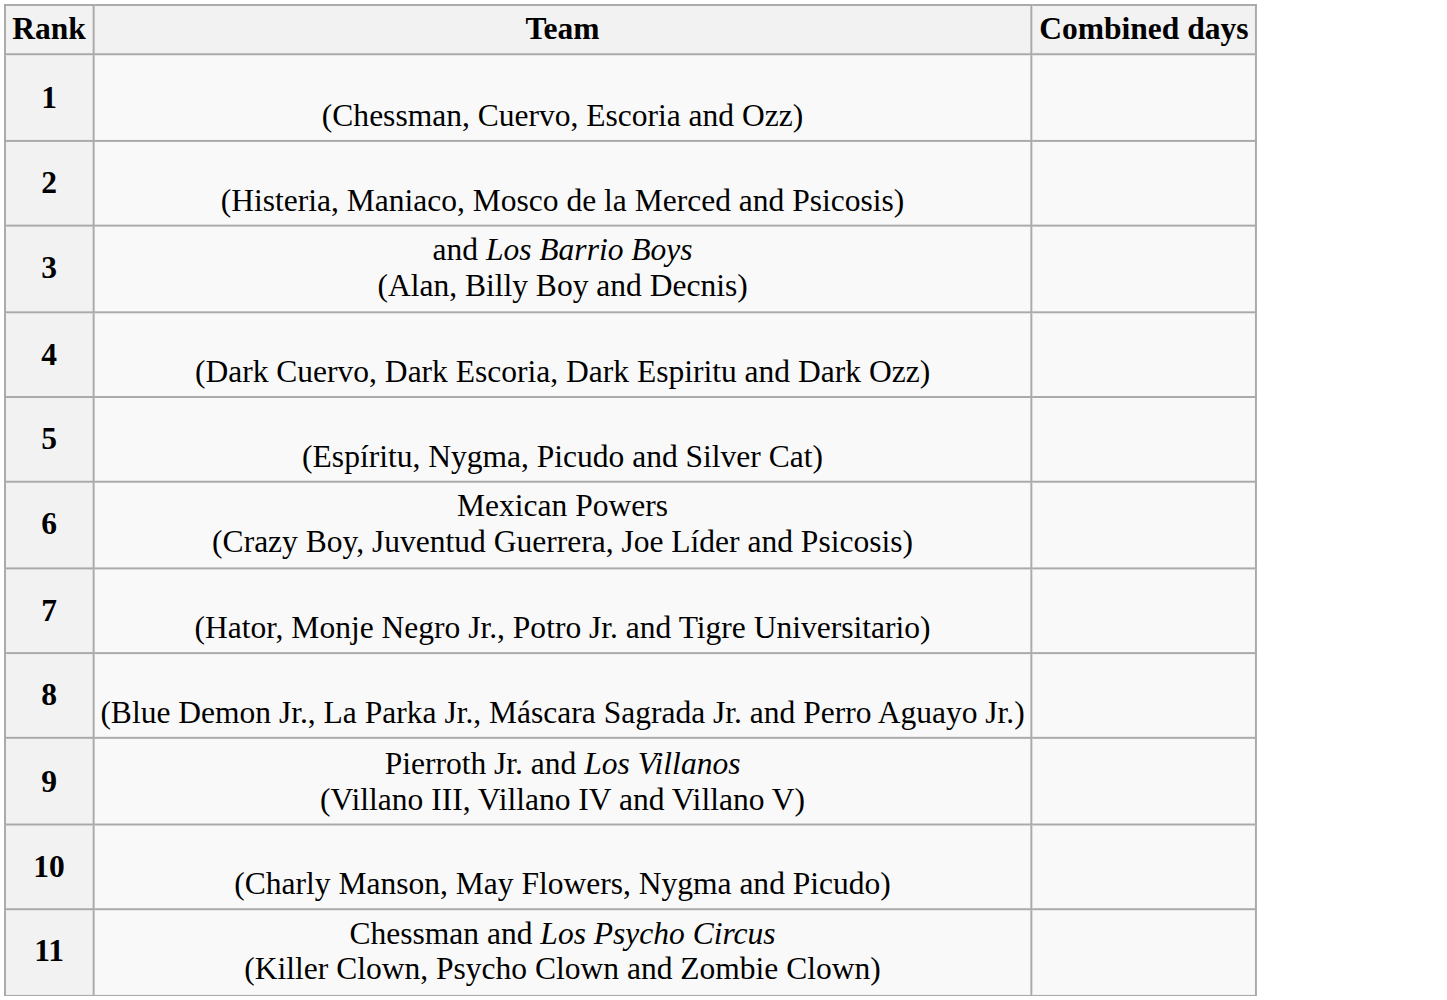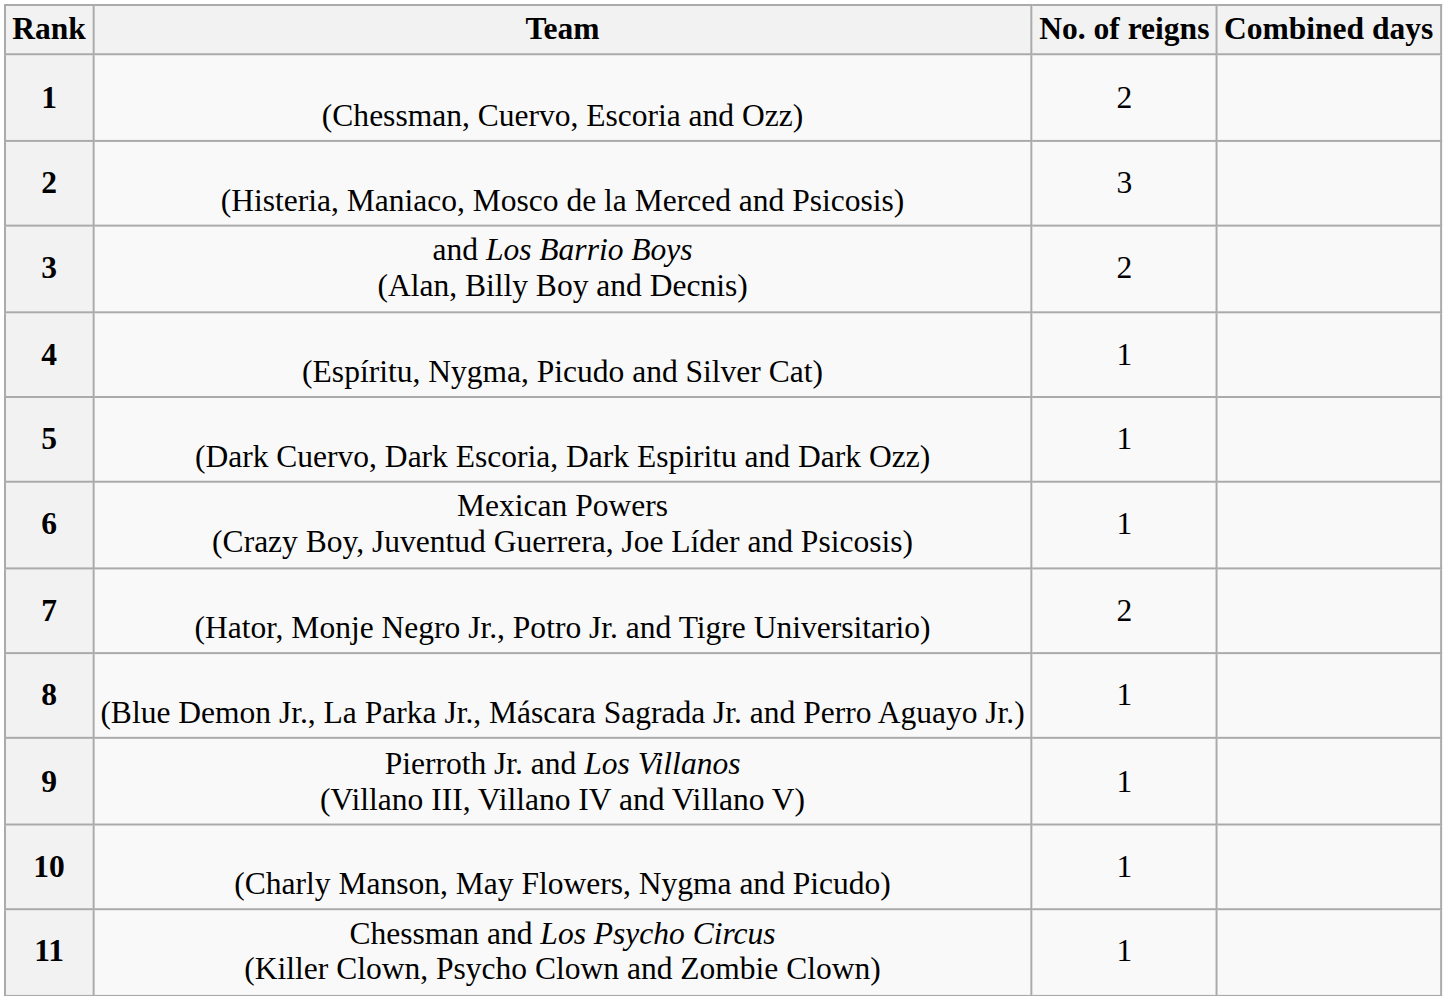+ column: (1124, 29)
(563, 371) (Dark Cuervo, Dark Escoria, Dark Espiritu and Dark Ozz) -> (563, 371) (Espíritu, Nygma, Picudo and Silver Cat)
(563, 456) (Espíritu, Nygma, Picudo and Silver Cat) -> (563, 456) (Dark Cuervo, Dark Escoria, Dark Espiritu and Dark Ozz)
